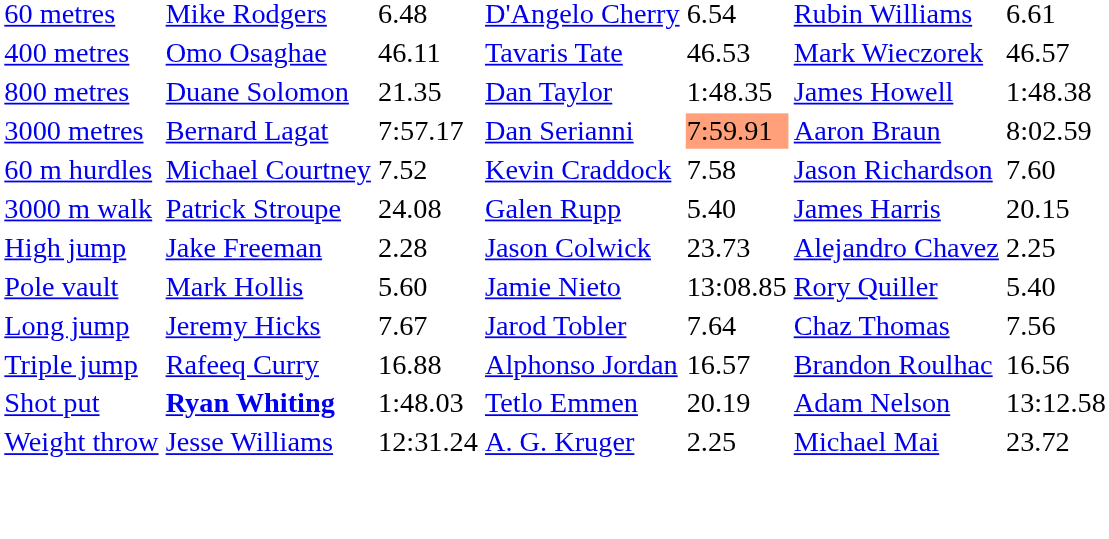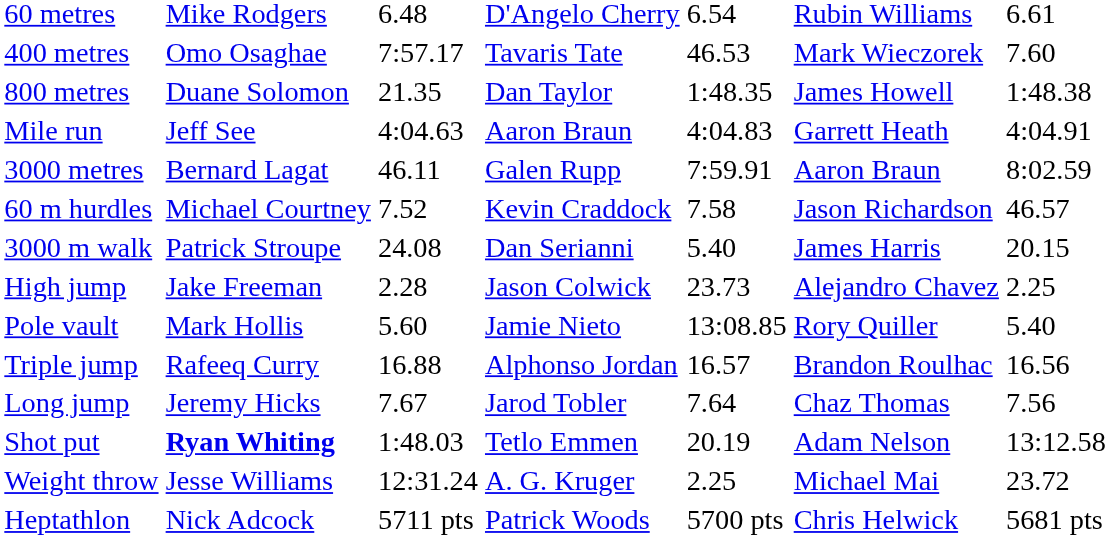(409, 52) 46.11 -> (421, 52) 7:57.17
(1038, 52) 46.57 -> (1031, 52) 7.60
+ row: (53, 130)
(421, 130) 7:57.17 -> (409, 169) 46.11
(559, 130) Dan Serianni -> (553, 169) Galen Rupp
(730, 130) lightsalmon background -> (730, 169) no background
(1031, 169) 7.60 -> (1038, 208) 46.57
(553, 208) Galen Rupp -> (559, 247) Dan Serianni
rows swapped: (67, 325) <-> (71, 364)
+ row: (67, 520)
